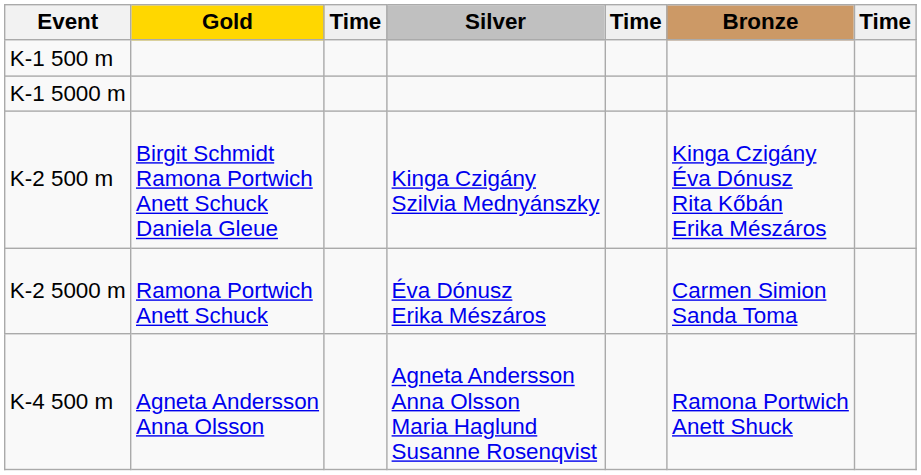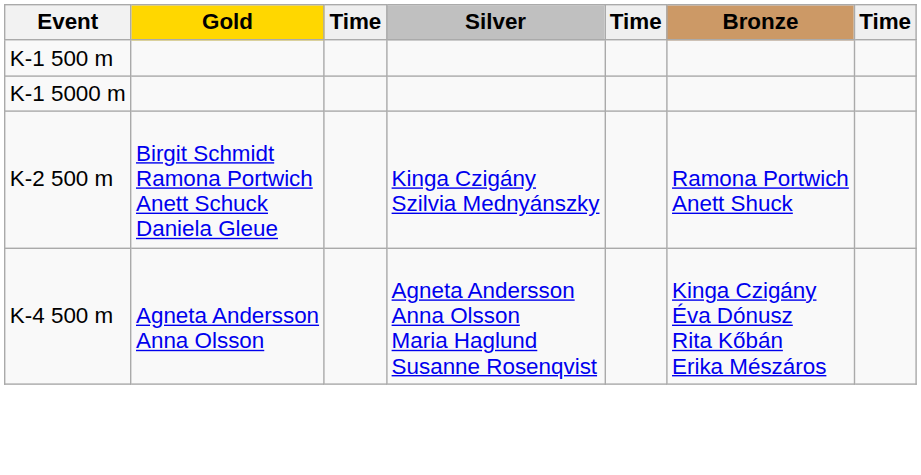(749, 191) Kinga Czigány Éva Dónusz Rita Kőbán Erika Mészáros -> (760, 191) Ramona Portwich Anett Shuck
- row: (68, 290)
(760, 414) Ramona Portwich Anett Shuck -> (749, 328) Kinga Czigány Éva Dónusz Rita Kőbán Erika Mészáros
